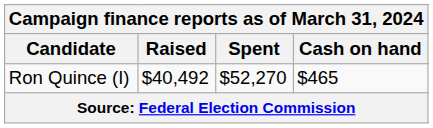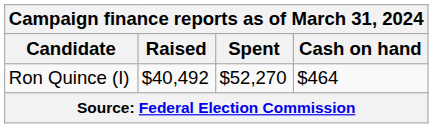(318, 78) $465 -> (318, 78) $464
